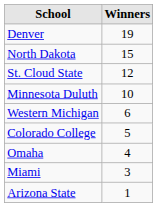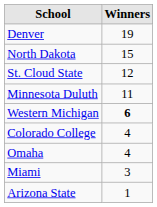(127, 93) 10 -> (127, 93) 11
(127, 113) normal -> (127, 113) bold
(127, 133) 5 -> (127, 133) 4
